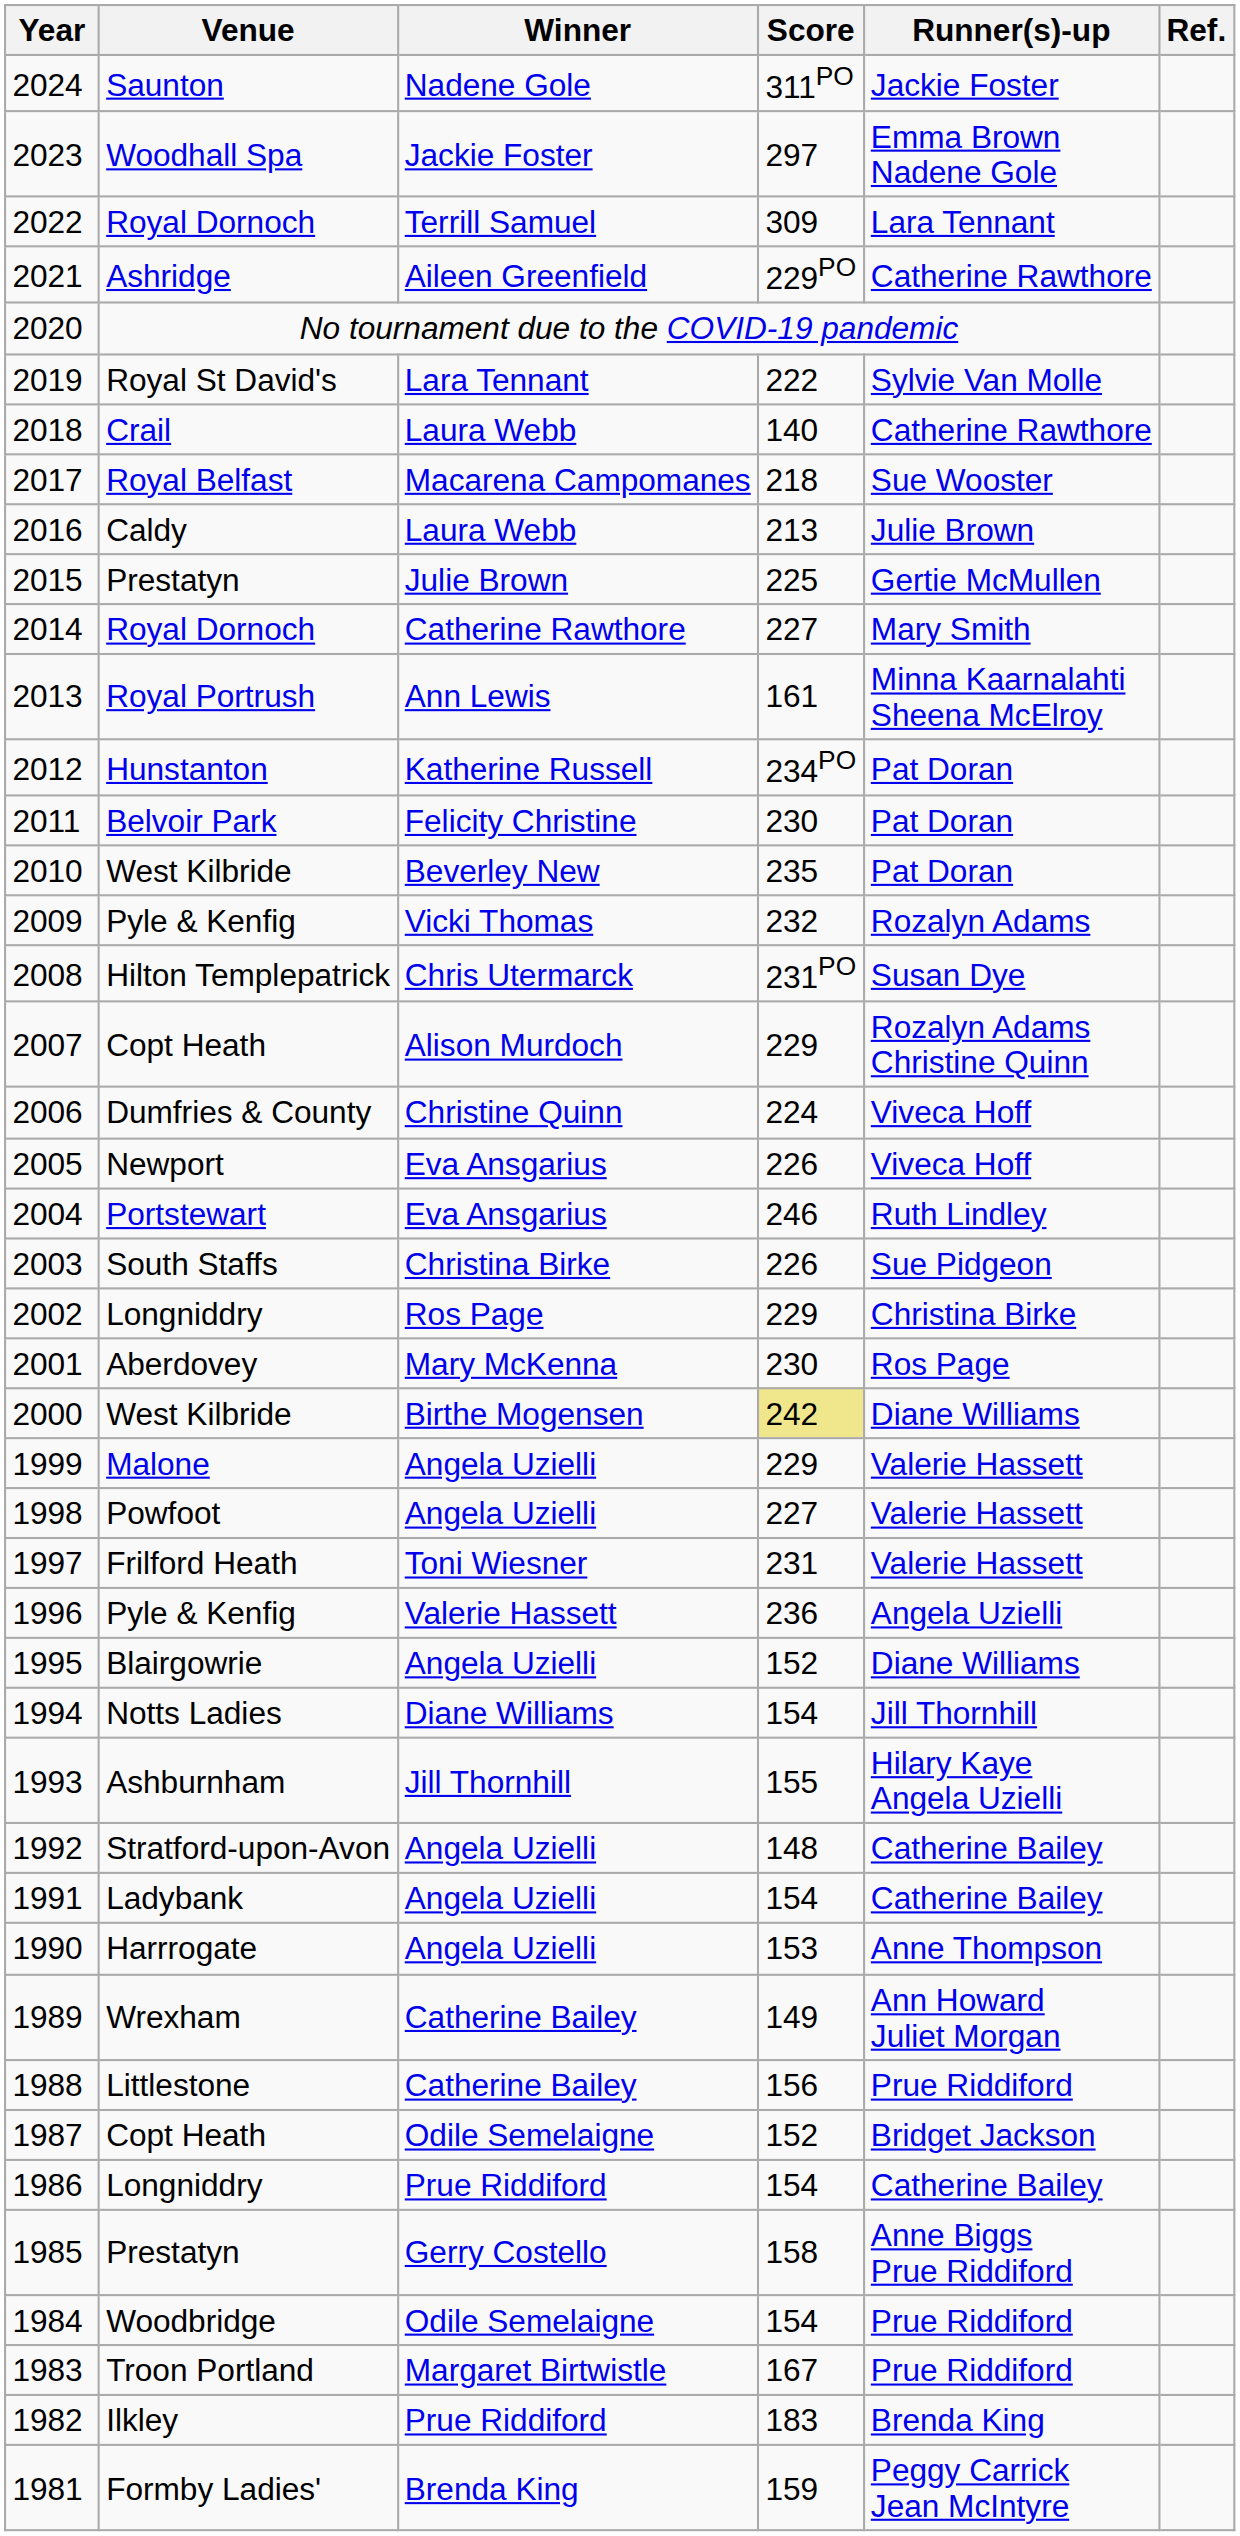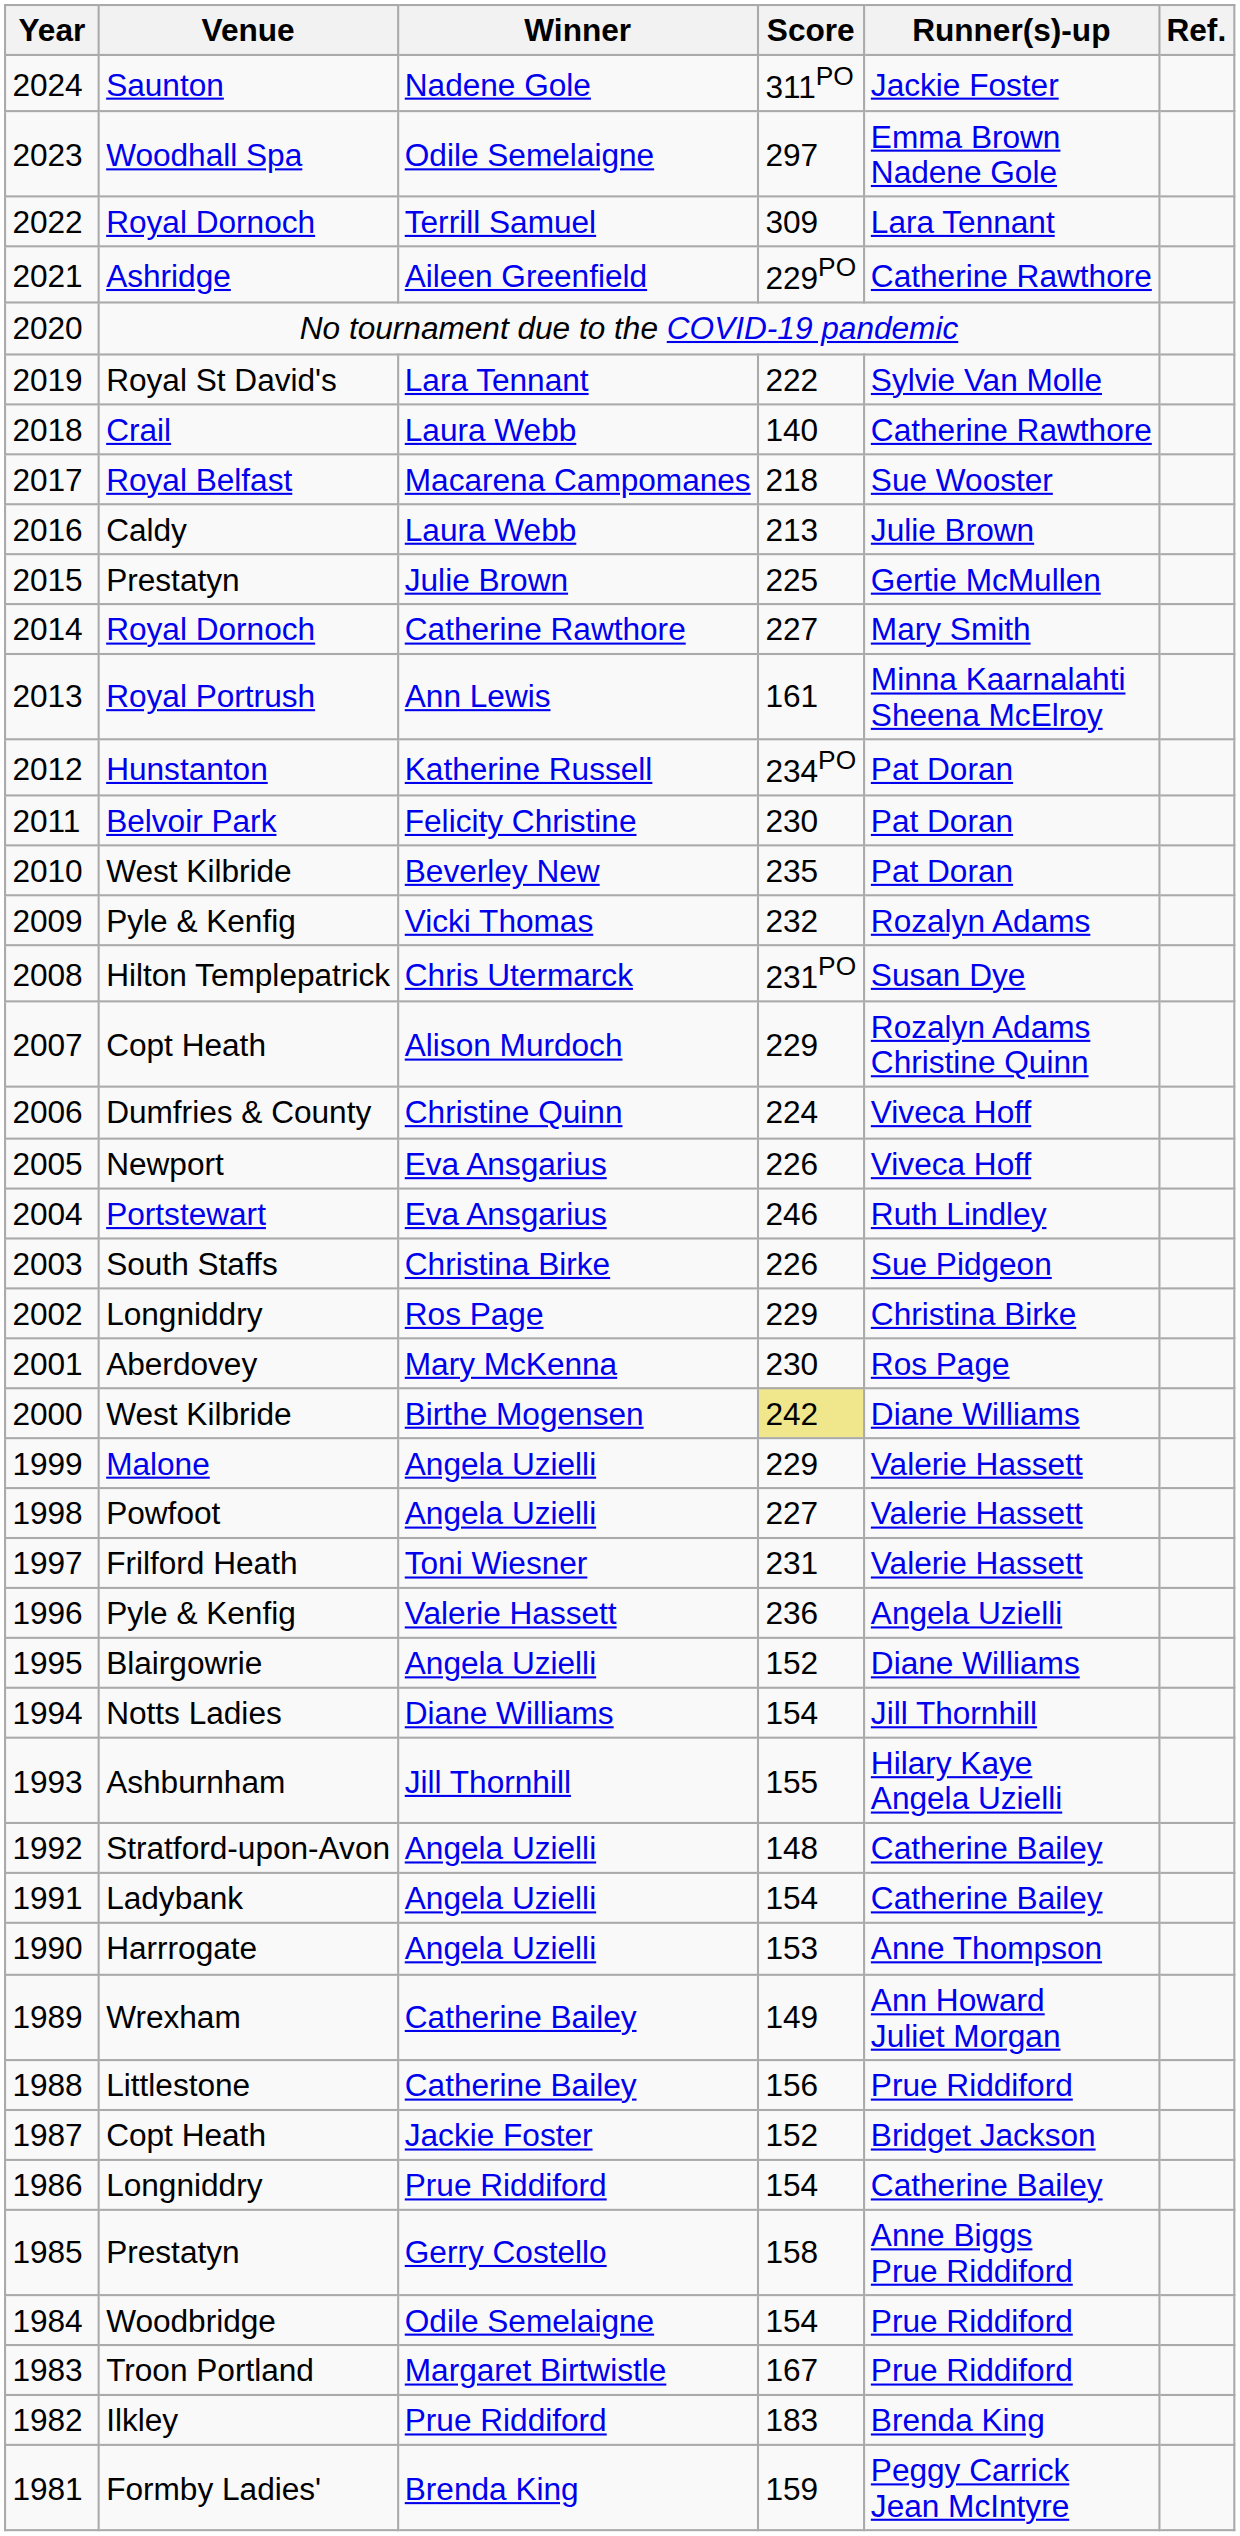(499, 154) Jackie Foster -> (529, 154) Odile Semelaigne
(529, 2134) Odile Semelaigne -> (499, 2134) Jackie Foster
